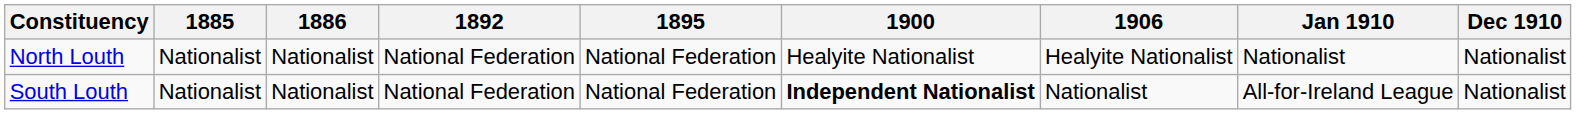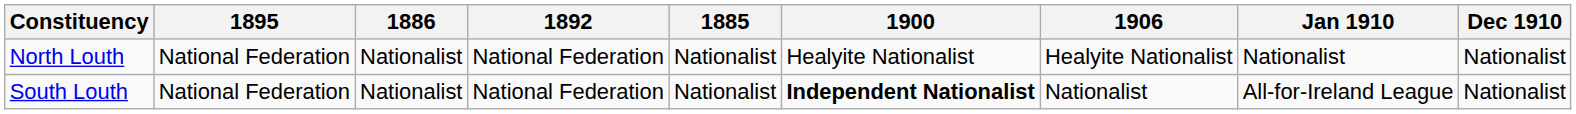columns swapped: (210, 21) <-> (681, 21)
